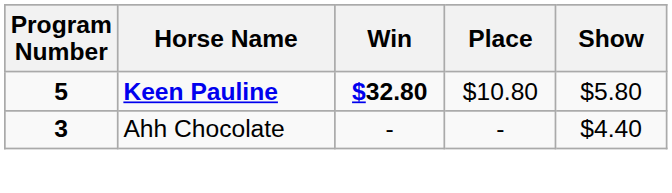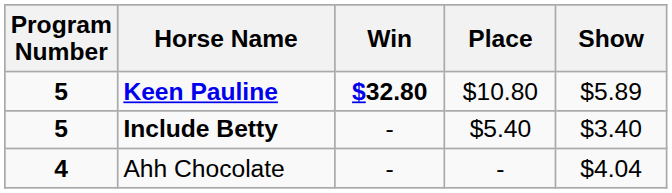(611, 91) $5.80 -> (611, 91) $5.89
+ row: (201, 130)
(61, 130) 3 -> (61, 169) 4
(611, 130) $4.40 -> (611, 169) $4.04
